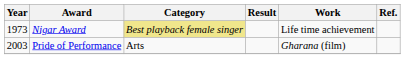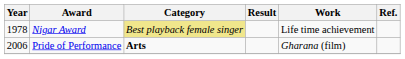(17, 29) 1973 -> (17, 29) 1978
(17, 45) 2003 -> (17, 45) 2006
(135, 45) normal -> (136, 45) bold
